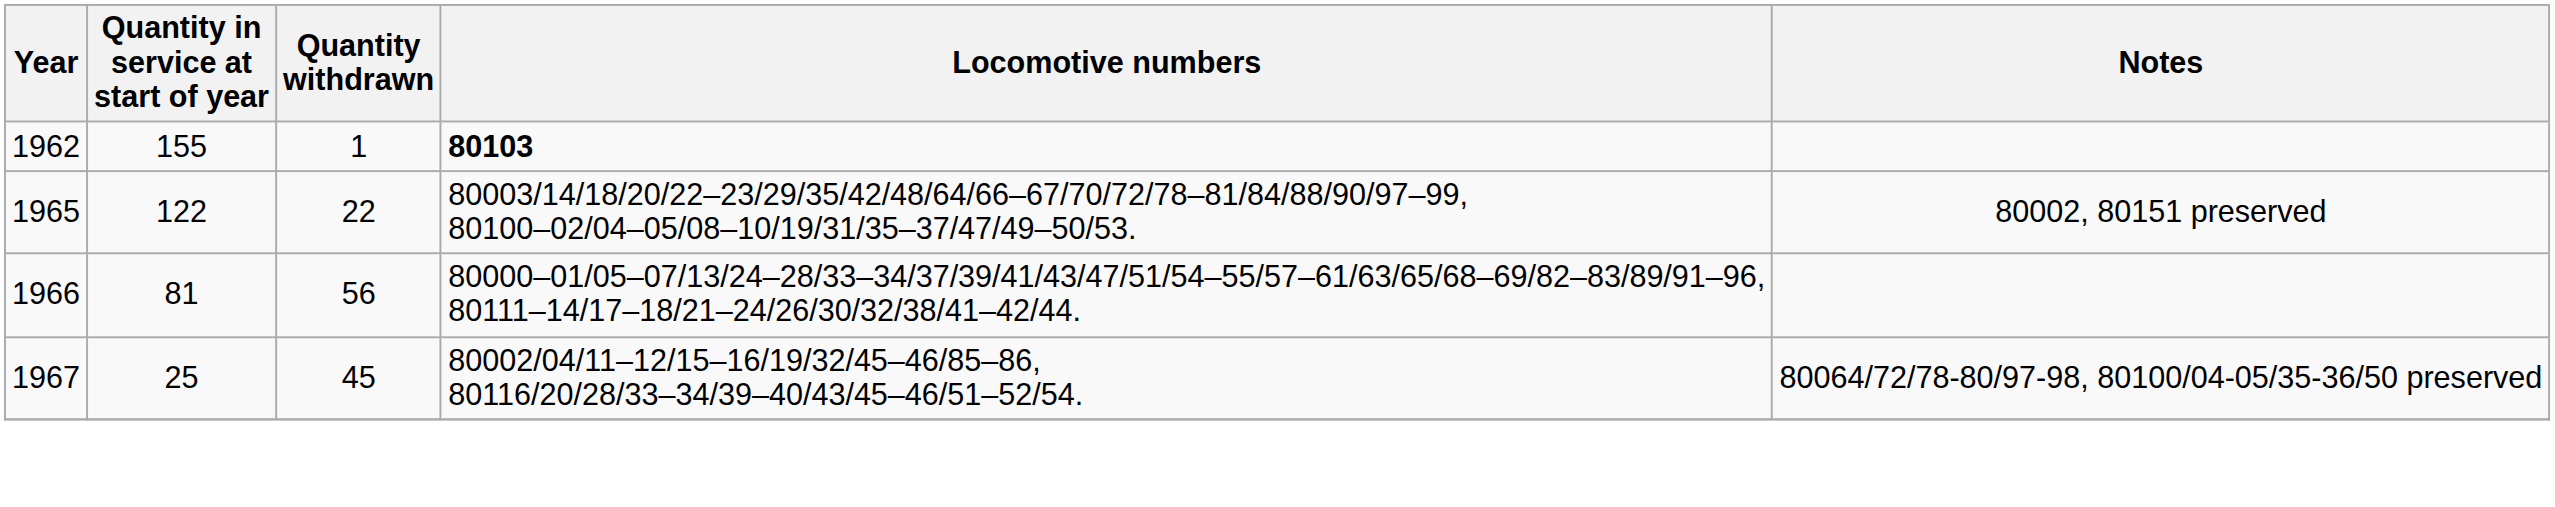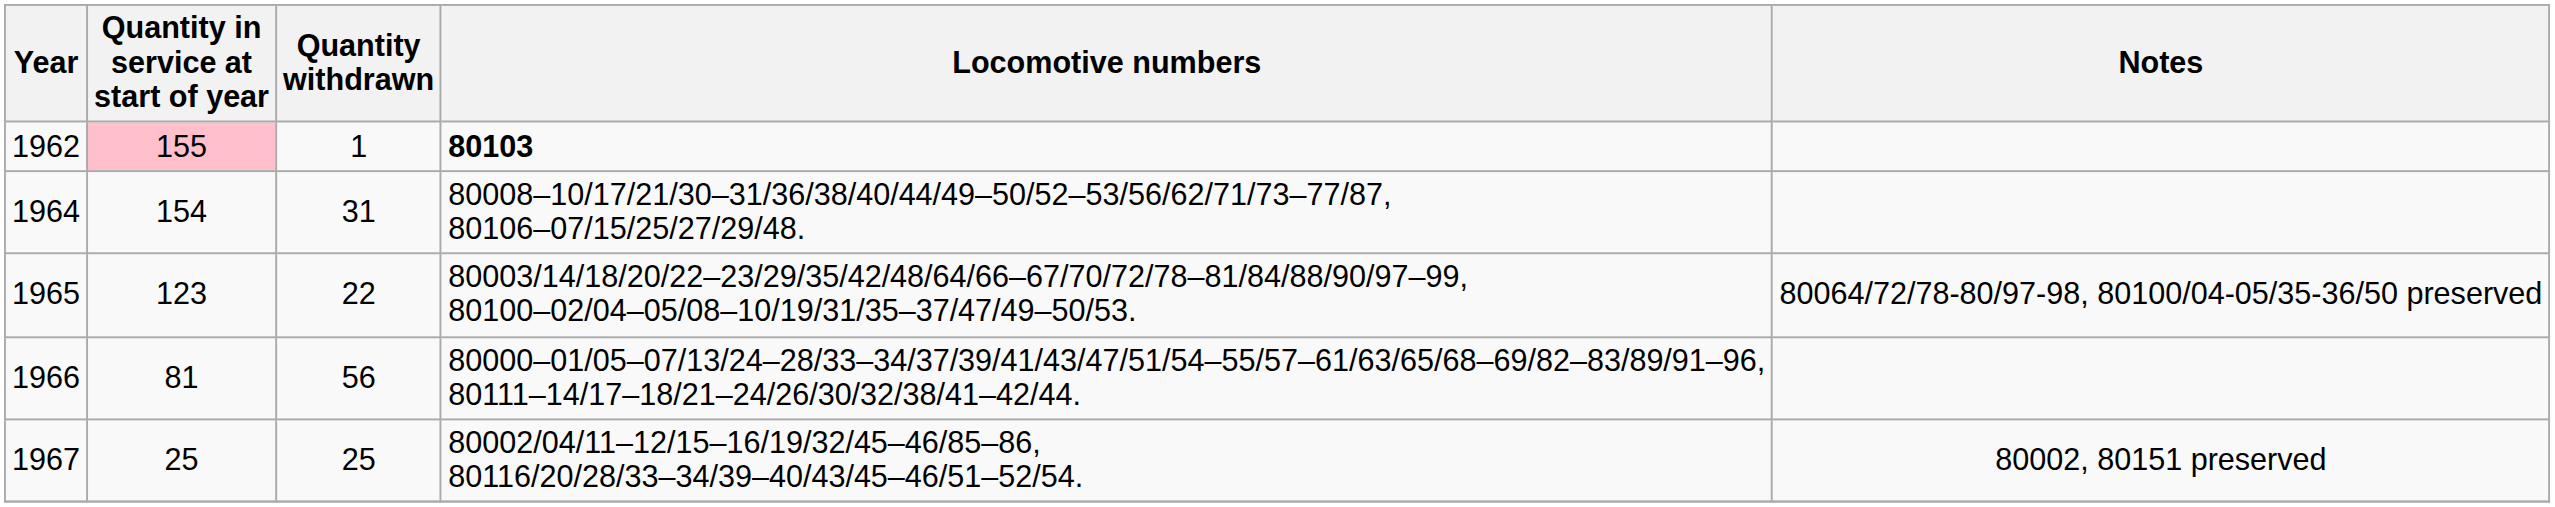(182, 145) no background -> (182, 145) pink background
+ row: (46, 211)
(182, 211) 122 -> (182, 294) 123
(2161, 211) 80002, 80151 preserved -> (2161, 294) 80064/72/78-80/97-98, 80100/04-05/35-36/50 preserved
(359, 377) 45 -> (359, 460) 25
(2161, 377) 80064/72/78-80/97-98, 80100/04-05/35-36/50 preserved -> (2161, 460) 80002, 80151 preserved
